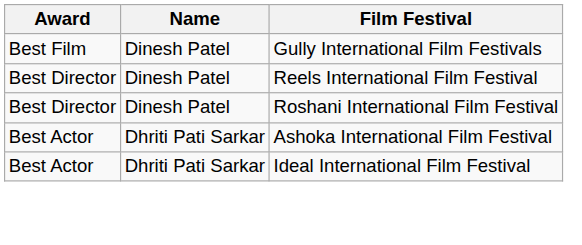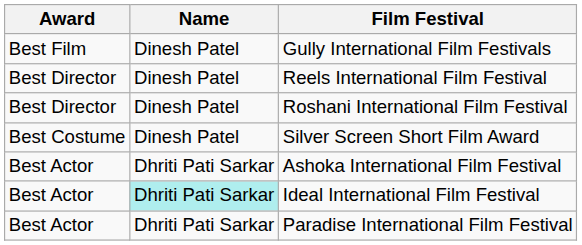+ row: (411, 136)
(195, 166) no background -> (204, 195) paleturquoise background
+ row: (428, 225)
